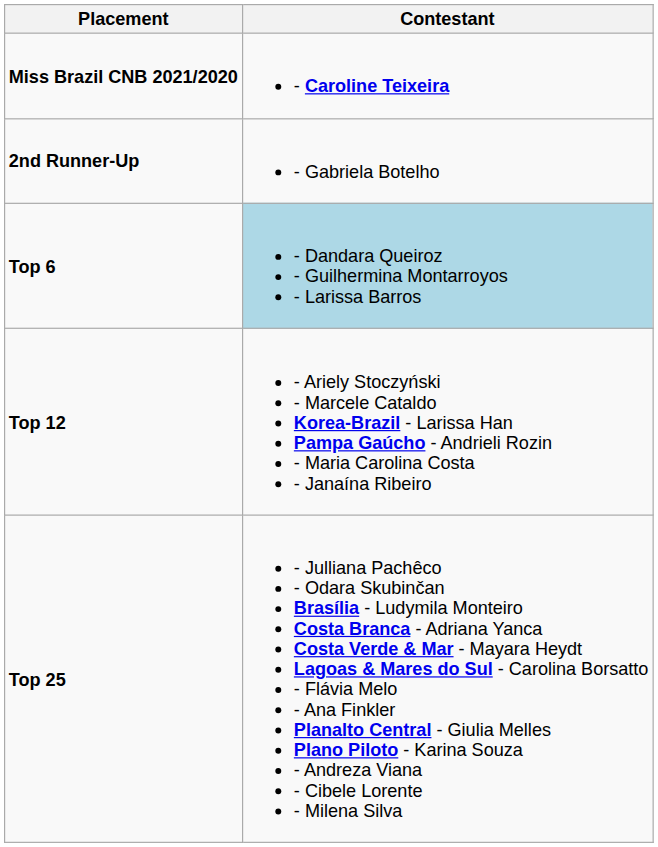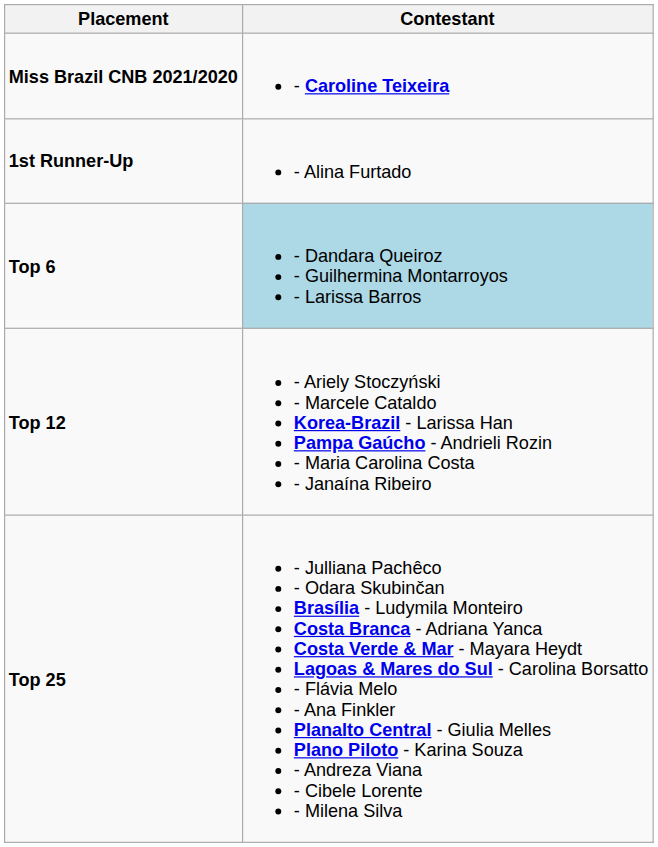+ row: (71, 161)
- row: (74, 161)
